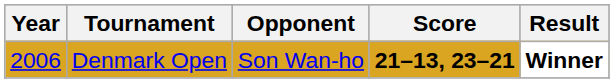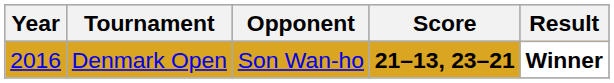(36, 59) 2006 -> (36, 59) 2016
